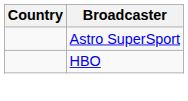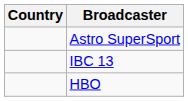+ row: (92, 61)
